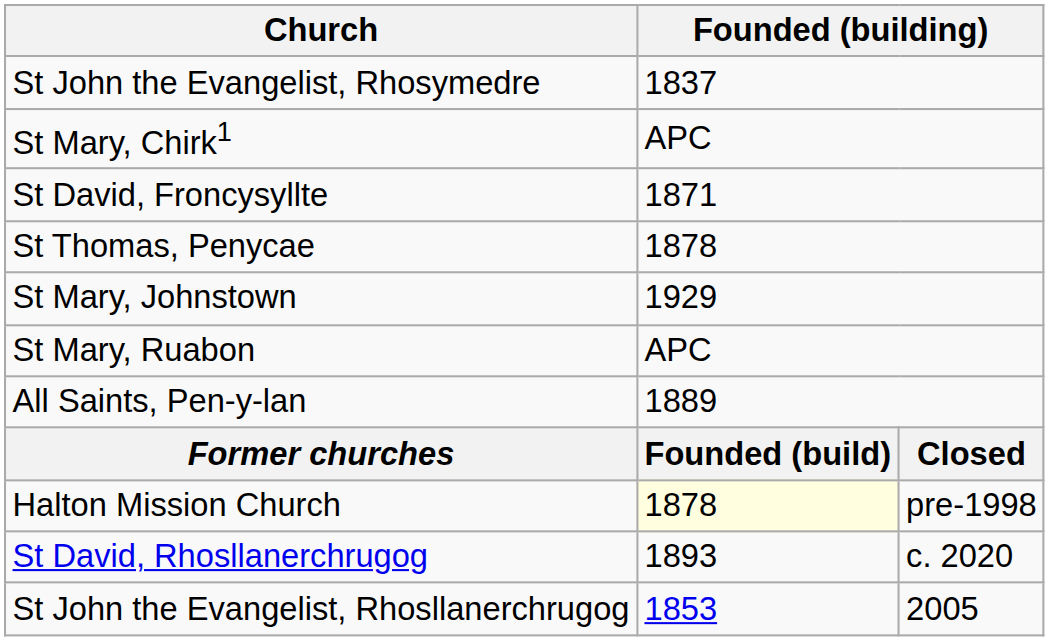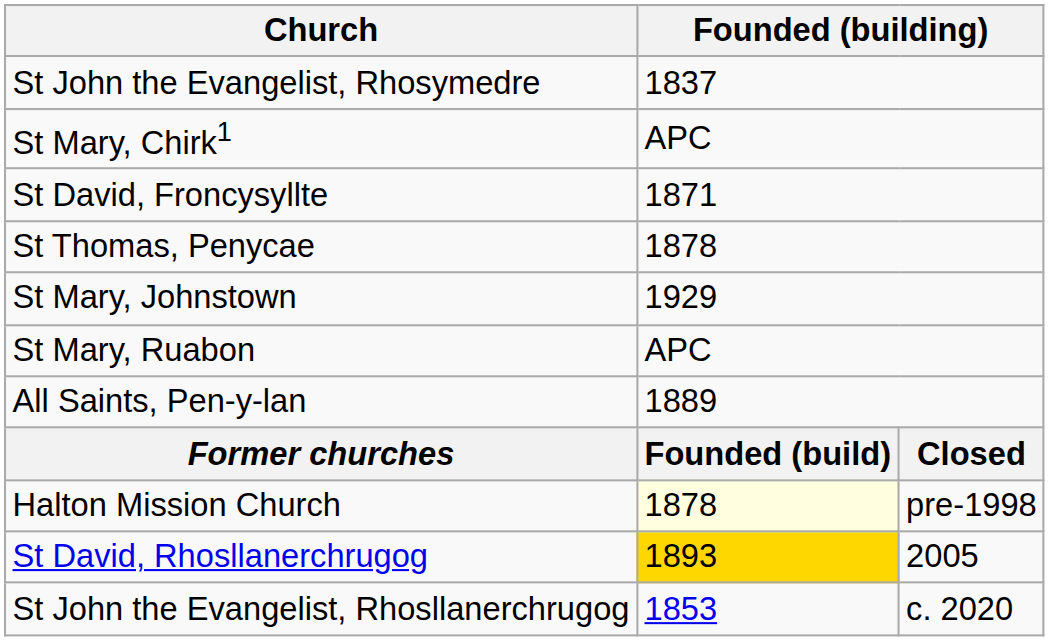(681, 556) no background -> (681, 556) gold background
(960, 556) c. 2020 -> (942, 556) 2005
(942, 608) 2005 -> (960, 608) c. 2020
